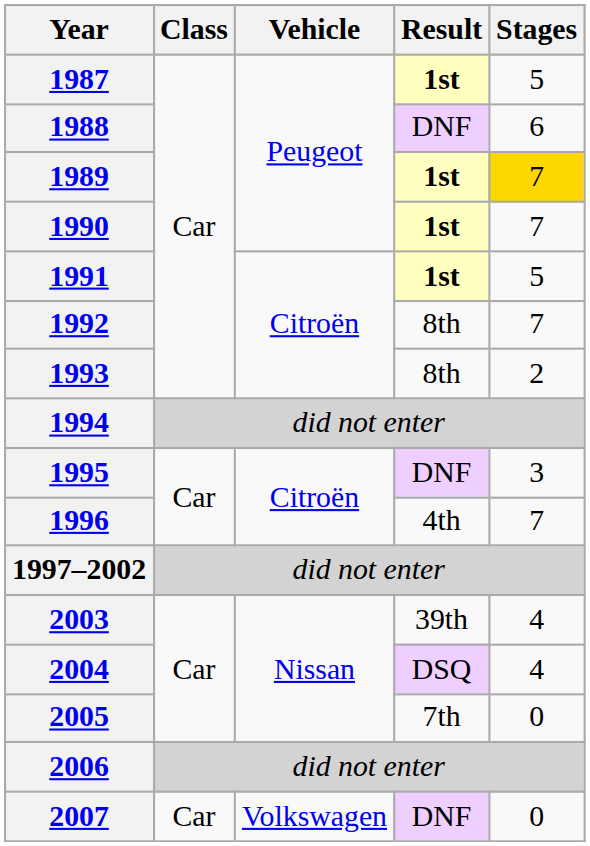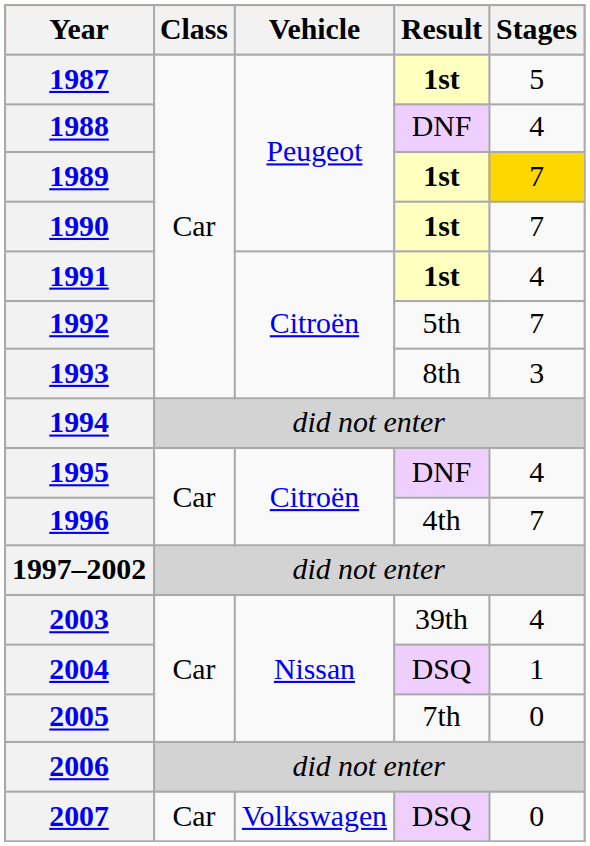(537, 127) 6 -> (537, 127) 4
(537, 275) 5 -> (537, 275) 4
(442, 324) 8th -> (442, 324) 5th
(537, 373) 2 -> (537, 373) 3
(537, 471) 3 -> (537, 471) 4
(537, 668) 4 -> (537, 668) 1
(442, 816) DNF -> (442, 816) DSQ
